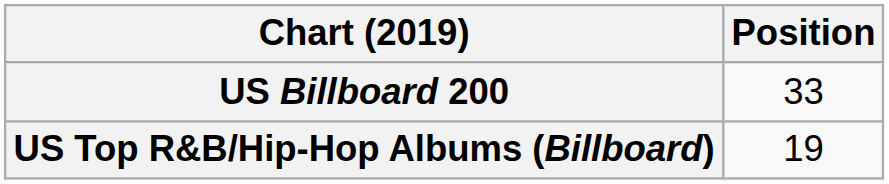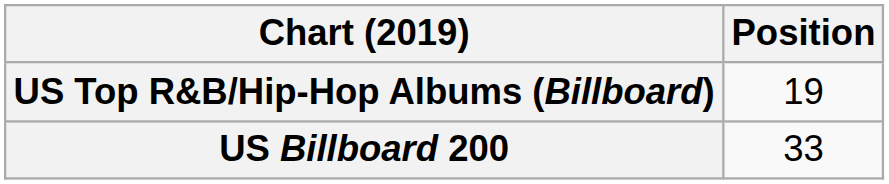rows swapped: (364, 91) <-> (364, 149)
